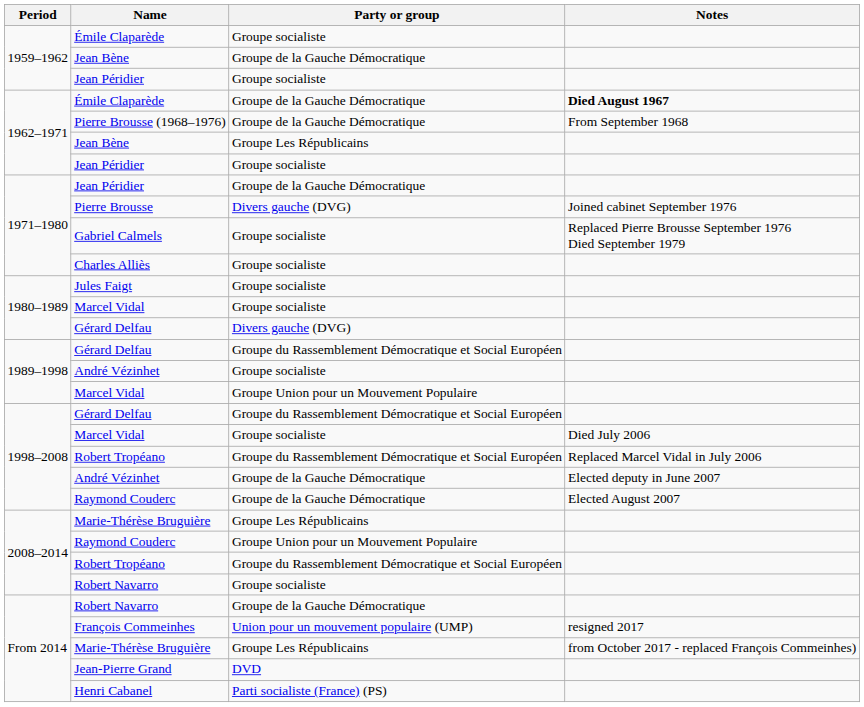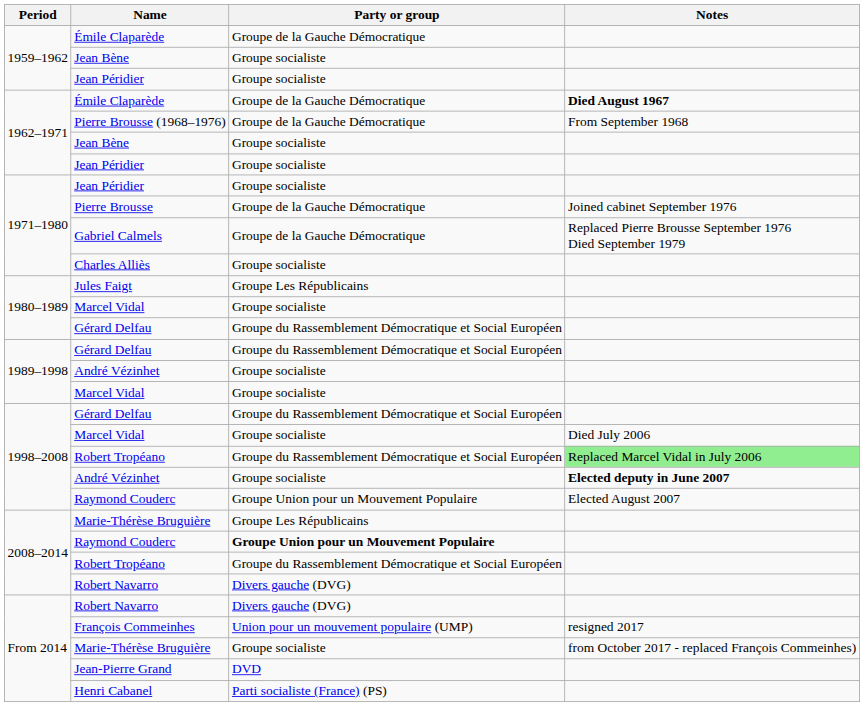(279, 36) Groupe socialiste -> (329, 36) Groupe de la Gauche Démocratique
(329, 57) Groupe de la Gauche Démocratique -> (279, 57) Groupe socialiste
(300, 143) Groupe Les Républicains -> (279, 143) Groupe socialiste
(329, 185) Groupe de la Gauche Démocratique -> (279, 185) Groupe socialiste
(291, 206) Divers gauche (DVG) -> (329, 206) Groupe de la Gauche Démocratique
(279, 235) Groupe socialiste -> (329, 235) Groupe de la Gauche Démocratique
(279, 286) Groupe socialiste -> (300, 286) Groupe Les Républicains
(291, 328) Divers gauche (DVG) -> (397, 328) Groupe du Rassemblement Démocratique et Social Européen
(355, 392) Groupe Union pour un Mouvement Populaire -> (279, 392) Groupe socialiste
(665, 456) no background -> (665, 456) lightgreen background
(329, 477) Groupe de la Gauche Démocratique -> (279, 477) Groupe socialiste
(644, 477) normal -> (649, 477) bold
(329, 499) Groupe de la Gauche Démocratique -> (355, 499) Groupe Union pour un Mouvement Populaire
(355, 541) normal -> (363, 541) bold
(279, 584) Groupe socialiste -> (291, 584) Divers gauche (DVG)
(329, 605) Groupe de la Gauche Démocratique -> (291, 605) Divers gauche (DVG)
(300, 648) Groupe Les Républicains -> (279, 648) Groupe socialiste
